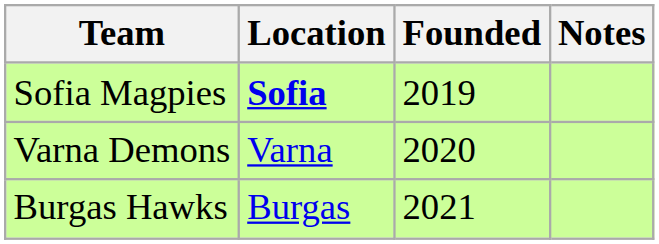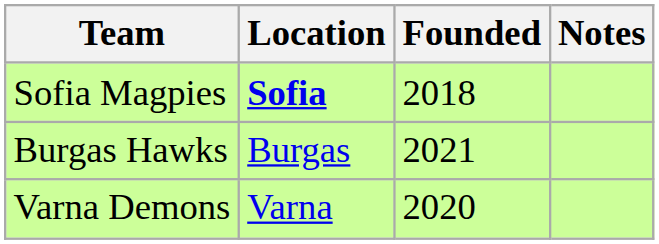(439, 91) 2019 -> (439, 91) 2018
rows swapped: (122, 149) <-> (121, 207)
